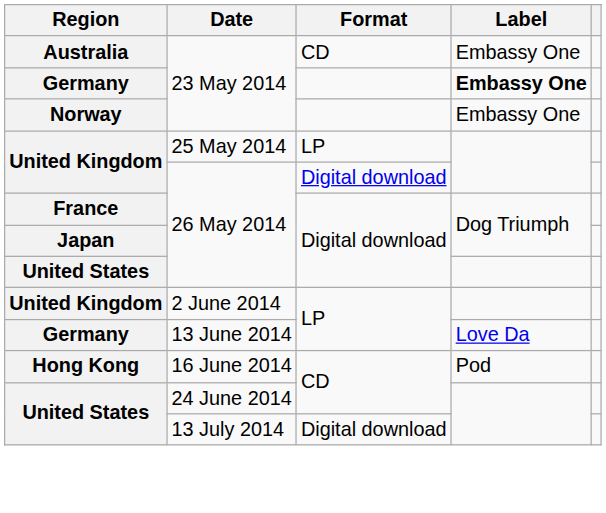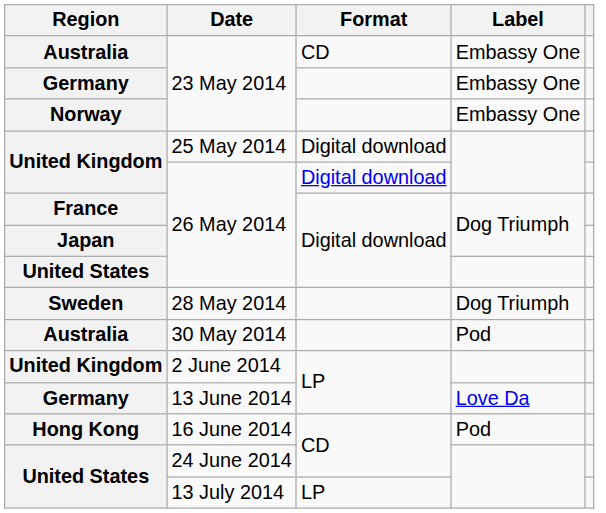(521, 83) bold -> (518, 83) normal
(313, 146) LP -> (374, 146) Digital download
+ row: (86, 303)
+ row: (86, 334)
(374, 429) Digital download -> (313, 492) LP
